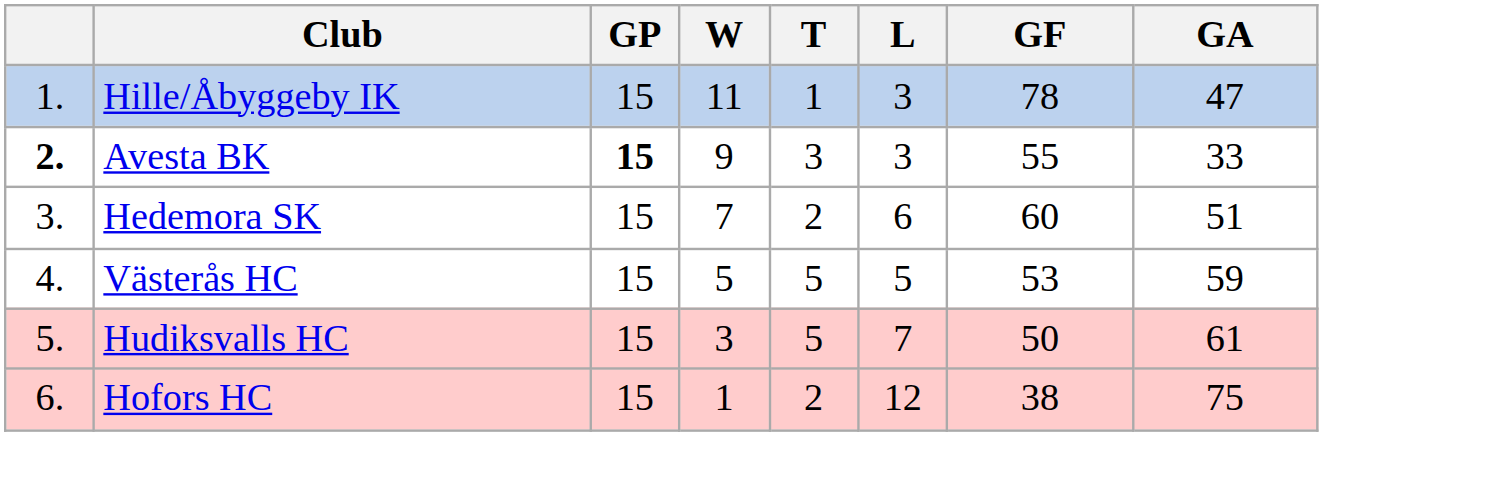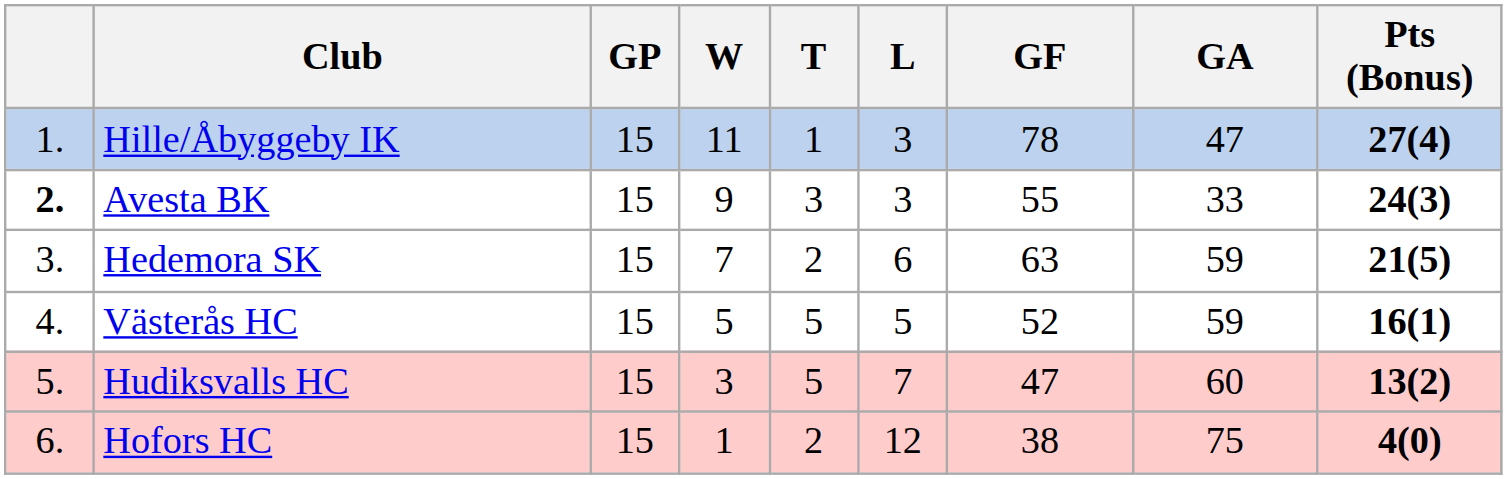+ column: (1410, 56)
(635, 156) bold -> (635, 199) normal
(1040, 216) 60 -> (1040, 259) 63
(1225, 216) 51 -> (1225, 259) 59
(1040, 277) 53 -> (1040, 320) 52
(1040, 338) 50 -> (1040, 381) 47
(1225, 338) 61 -> (1225, 381) 60
